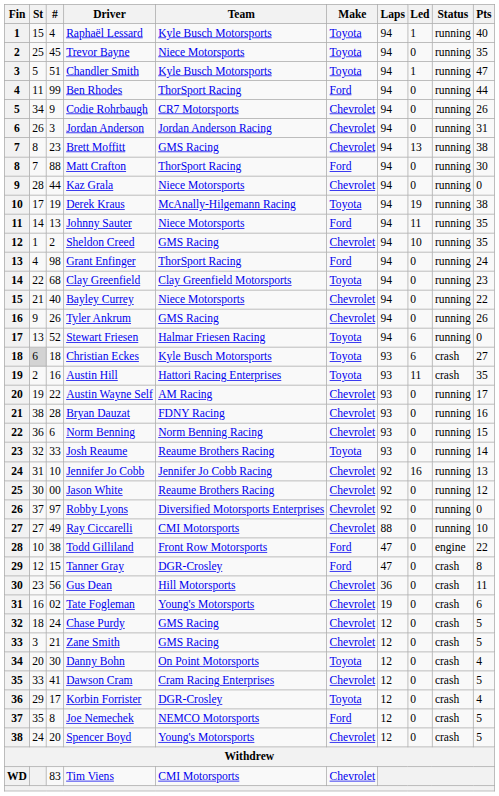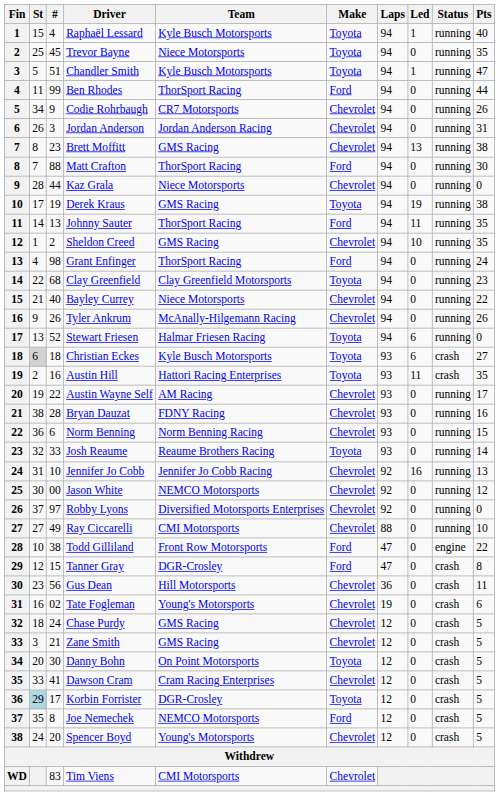(227, 204) McAnally-Hilgemann Racing -> (188, 204) GMS Racing
(201, 223) Niece Motorsports -> (200, 223) ThorSport Racing
(188, 318) GMS Racing -> (227, 318) McAnally-Hilgemann Racing
(216, 490) Reaume Brothers Racing -> (209, 490) NEMCO Motorsports
(479, 661) 4 -> (479, 661) 5
(38, 699) no background -> (38, 699) lightblue background
(479, 699) 4 -> (479, 699) 5
